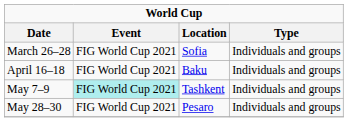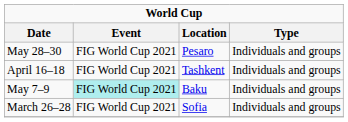rows swapped: (39, 51) <-> (34, 107)
(194, 70) Baku -> (203, 70) Tashkent
(203, 88) Tashkent -> (194, 88) Baku
